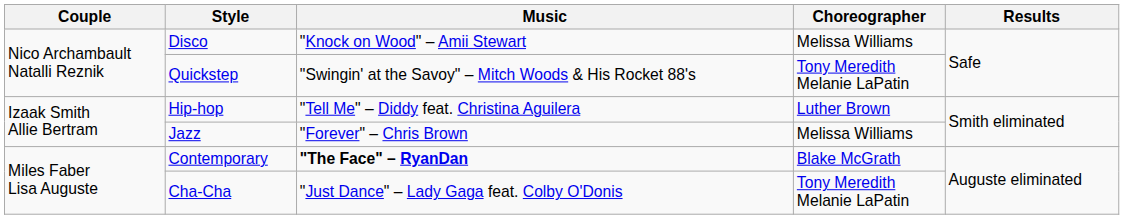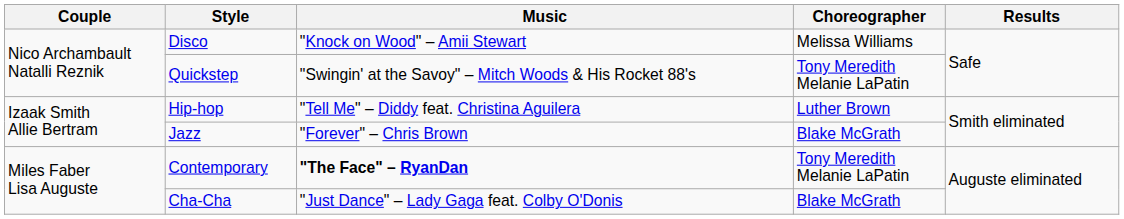(855, 134) Melissa Williams -> (849, 134) Blake McGrath
(849, 158) Blake McGrath -> (853, 167) Tony Meredith Melanie LaPatin
(853, 192) Tony Meredith Melanie LaPatin -> (849, 201) Blake McGrath
